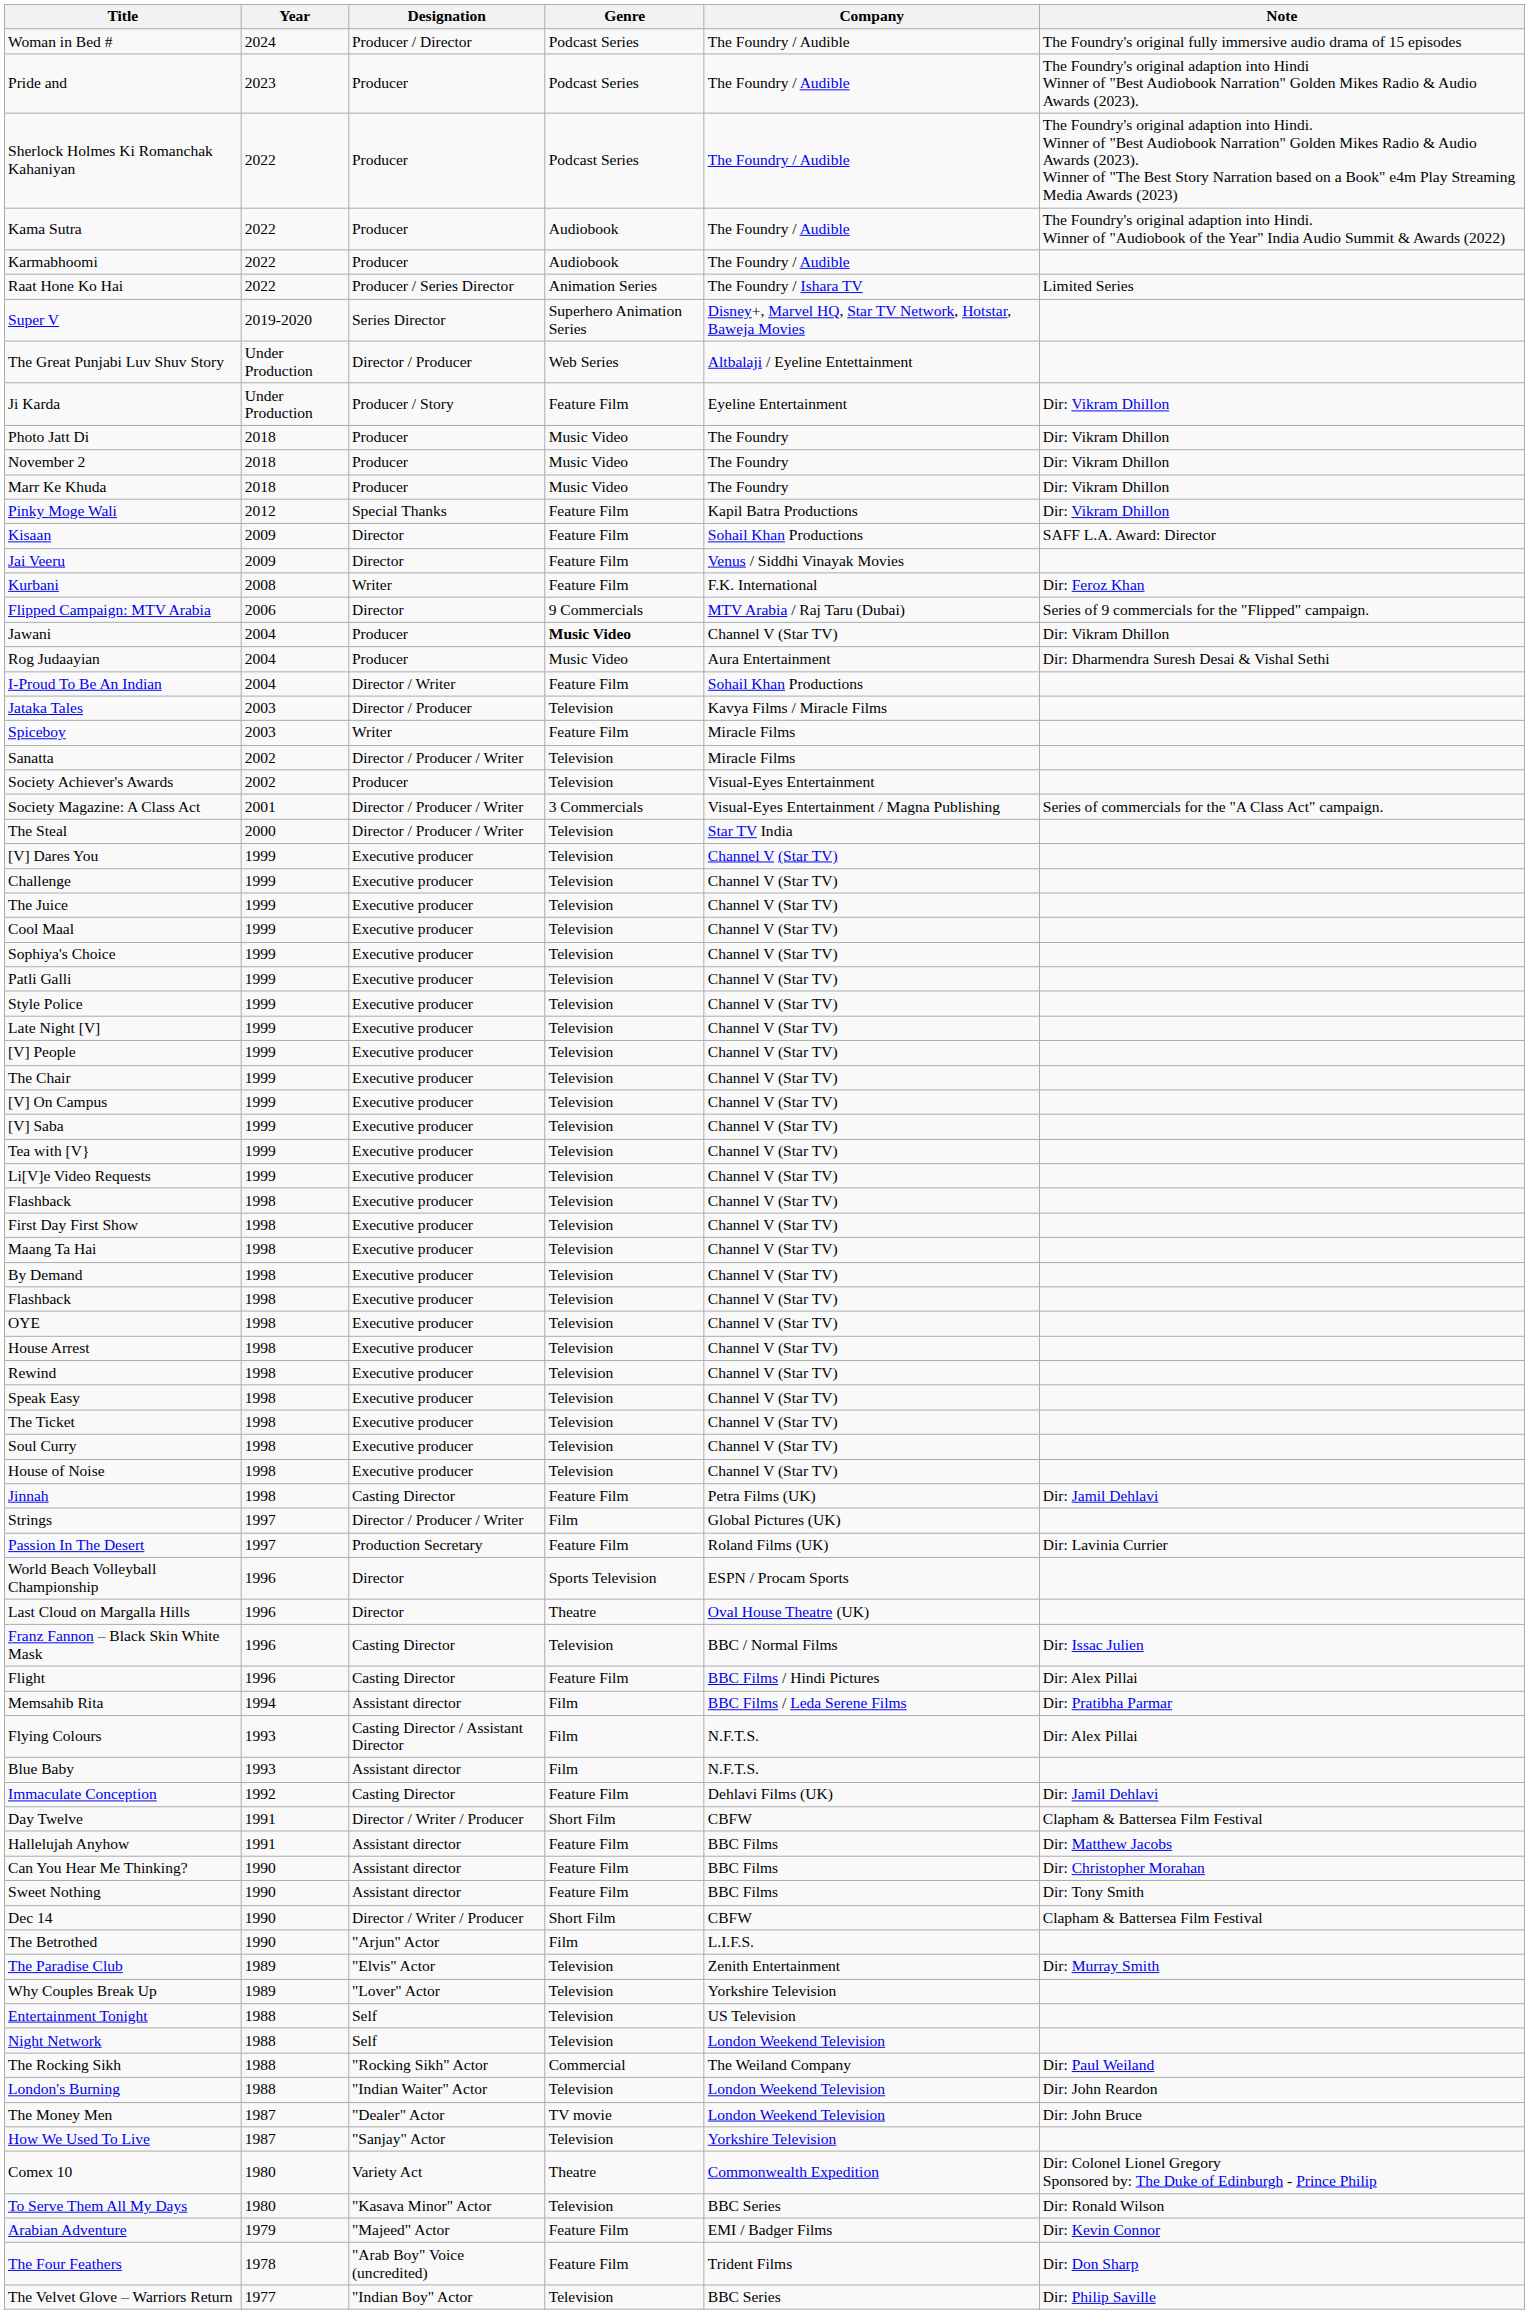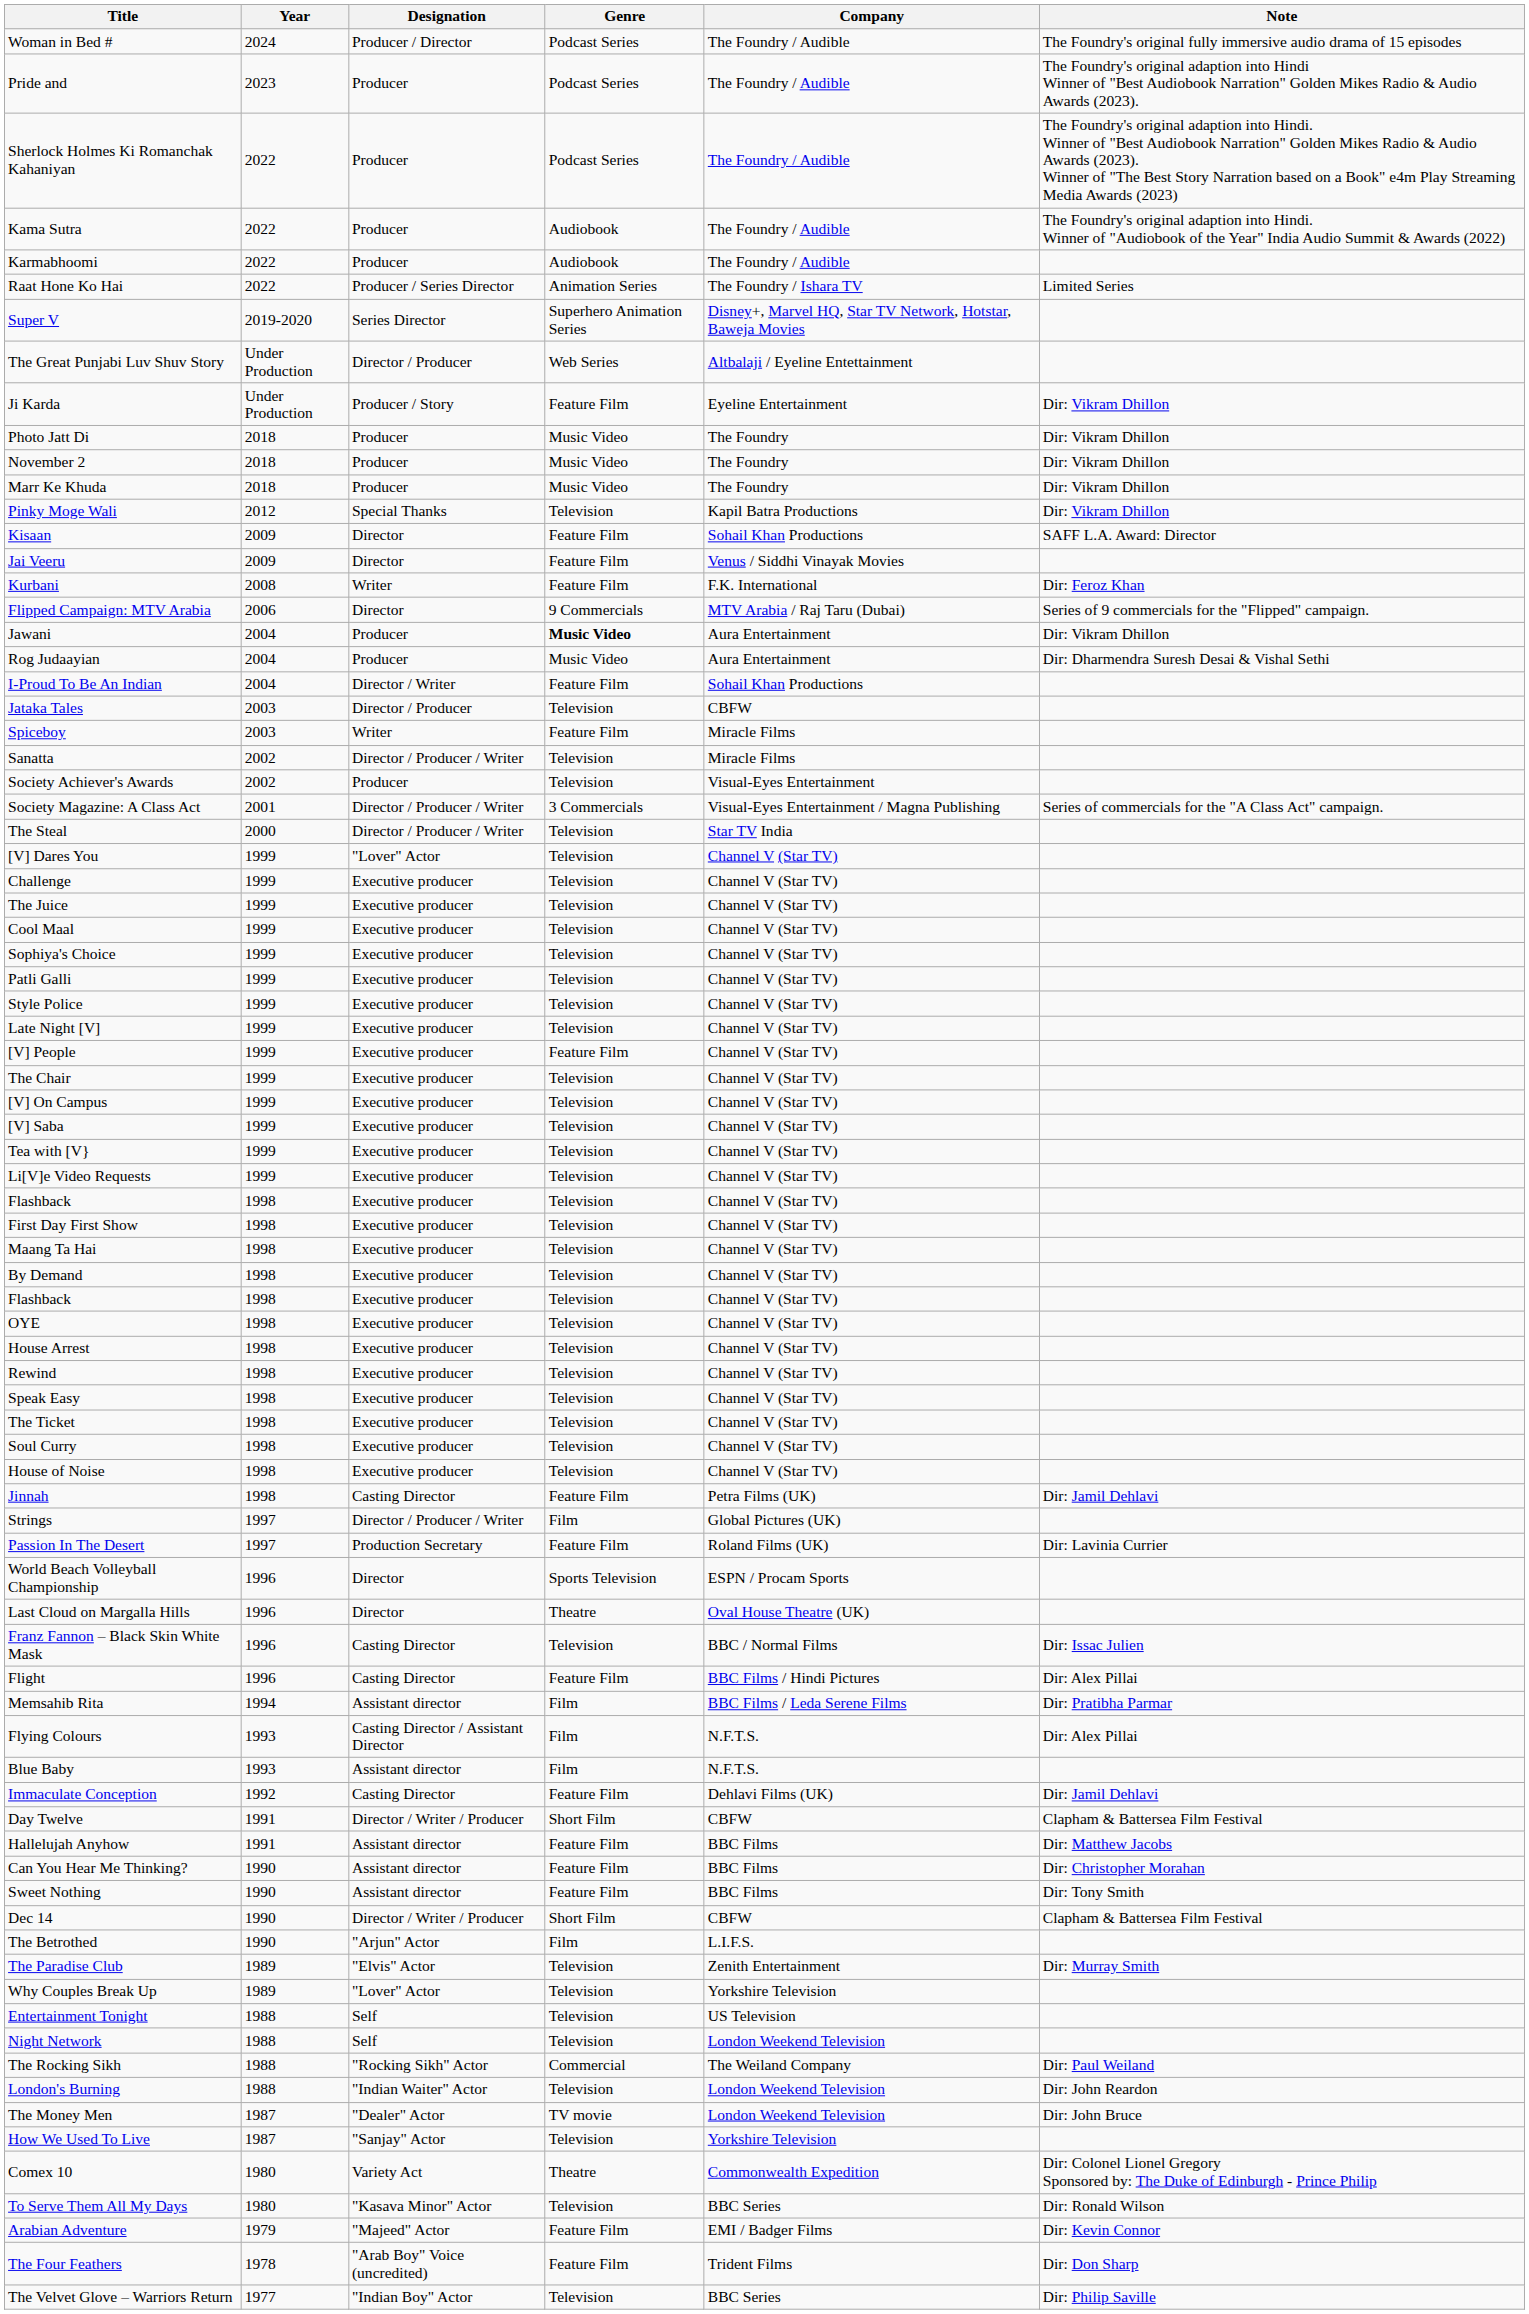(589, 511) Feature Film -> (581, 511) Television
(773, 634) Channel V (Star TV) -> (769, 634) Aura Entertainment
(797, 708) Kavya Films / Miracle Films -> (730, 708) CBFW
(412, 855) Executive producer -> (396, 855) "Lover" Actor
(581, 1052) Television -> (589, 1052) Feature Film
